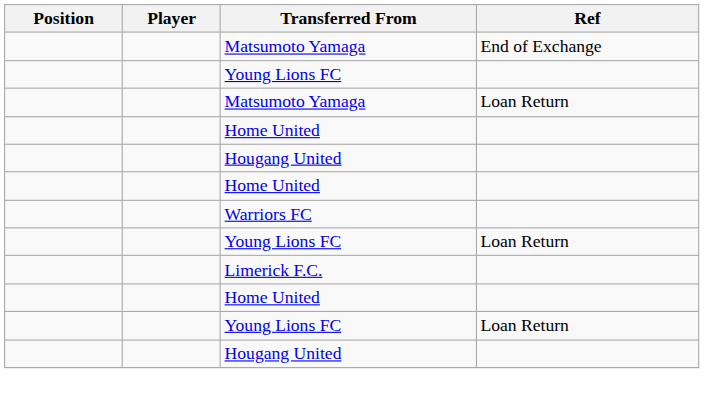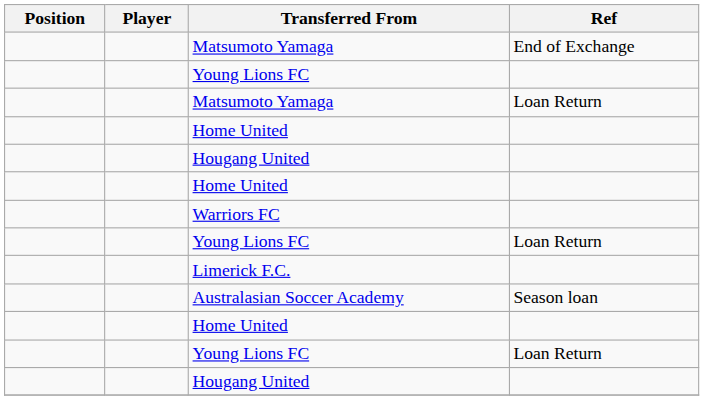+ row: (298, 297)
